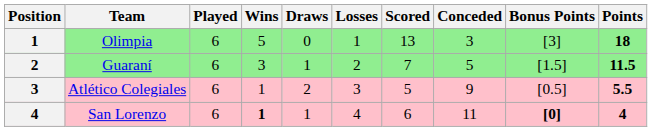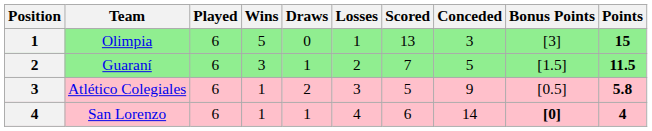(622, 41) 18 -> (622, 41) 15
(622, 89) 5.5 -> (622, 89) 5.8
(262, 114) bold -> (262, 114) normal
(470, 114) 11 -> (470, 114) 14
